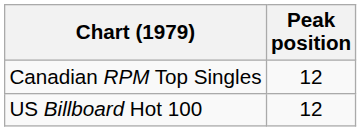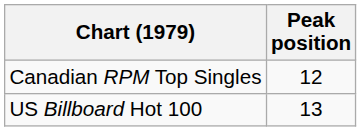(311, 109) 12 -> (311, 109) 13
